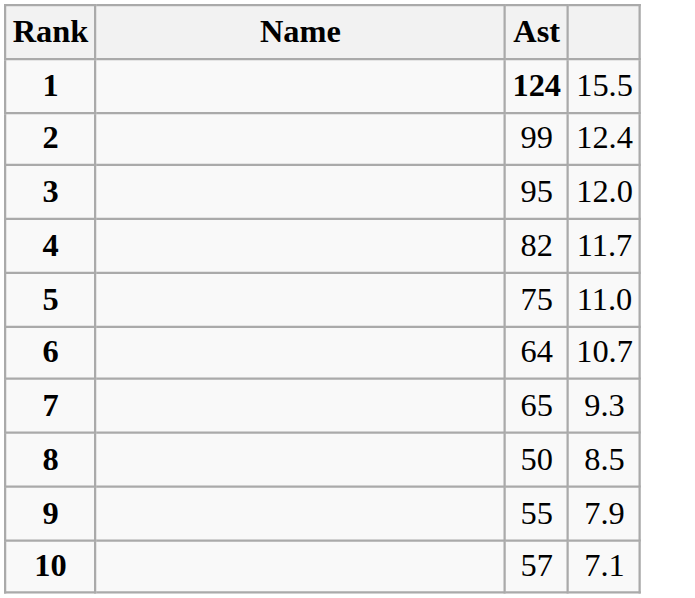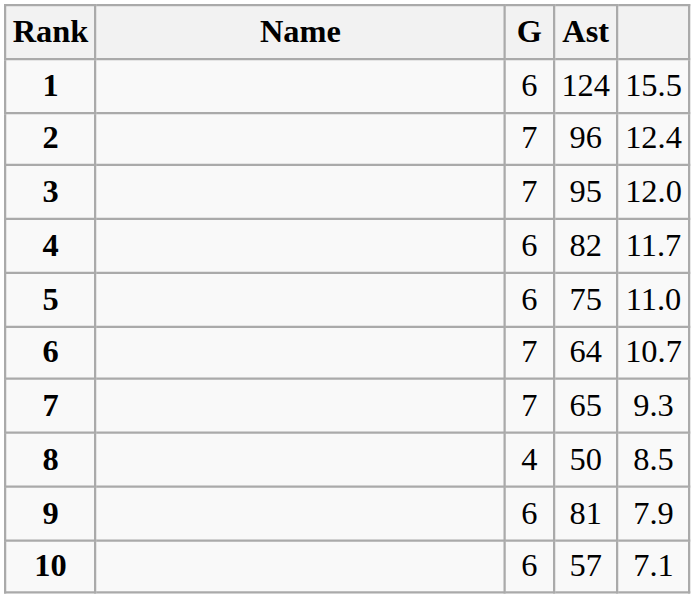+ column: (529, 31)
(537, 85) bold -> (586, 85) normal
(537, 138) 99 -> (586, 138) 96
(537, 512) 55 -> (586, 512) 81
